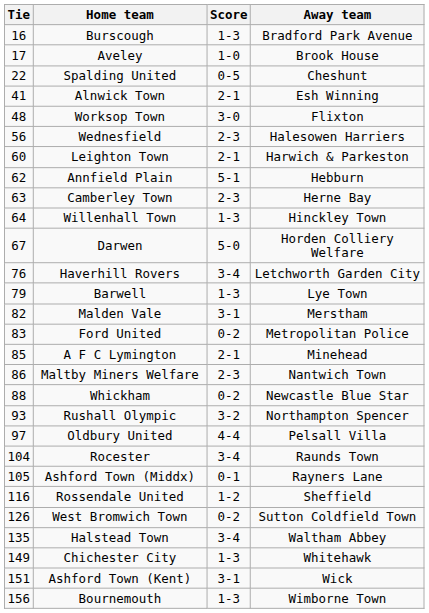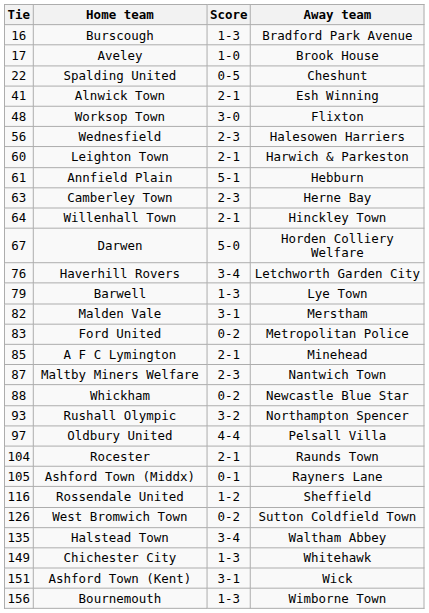(19, 177) 62 -> (19, 177) 61
(229, 218) 1-3 -> (229, 218) 2-1
(19, 375) 86 -> (19, 375) 87
(229, 456) 3-4 -> (229, 456) 2-1
